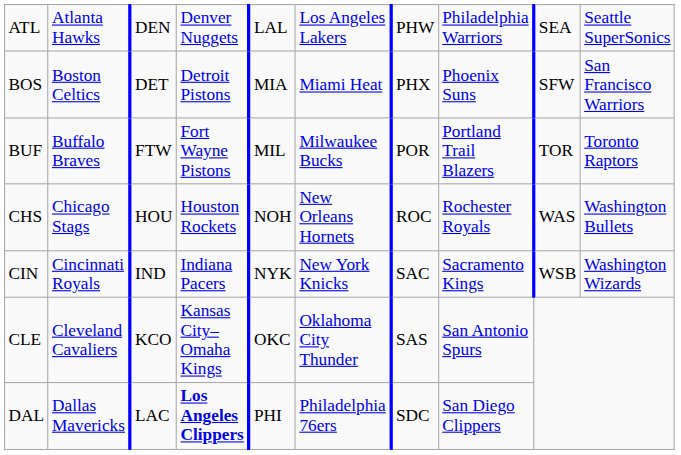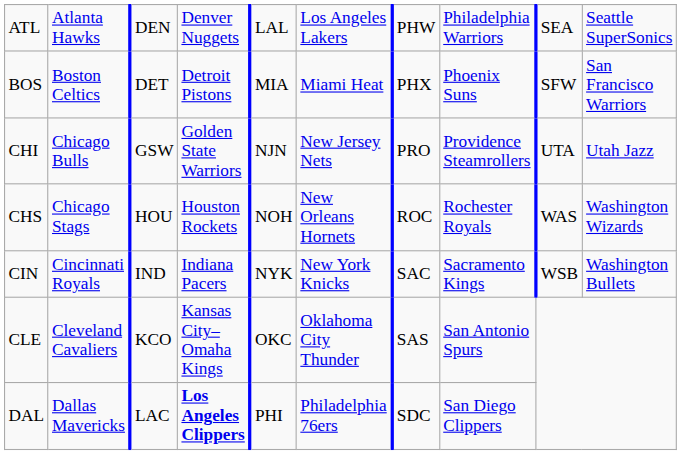- row: (25, 150)
+ row: (23, 150)
(625, 217) Washington Bullets -> (627, 217) Washington Wizards
(625, 273) Washington Wizards -> (627, 273) Washington Bullets
